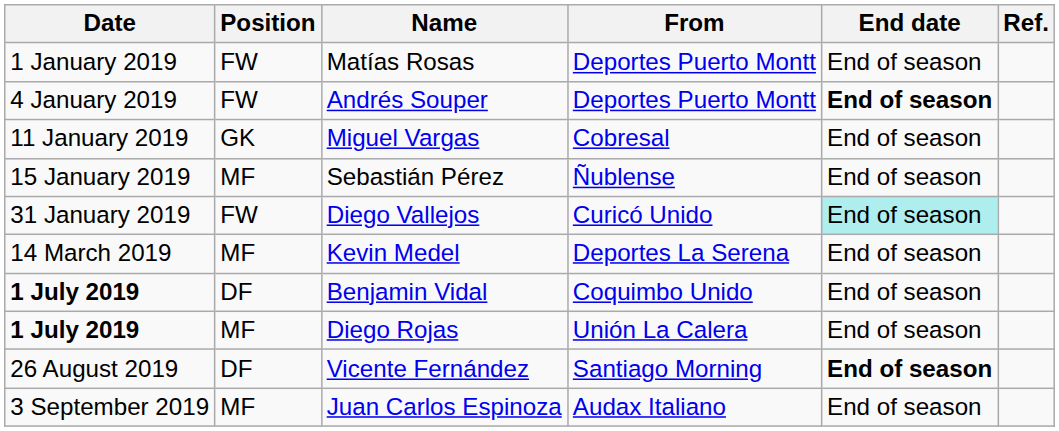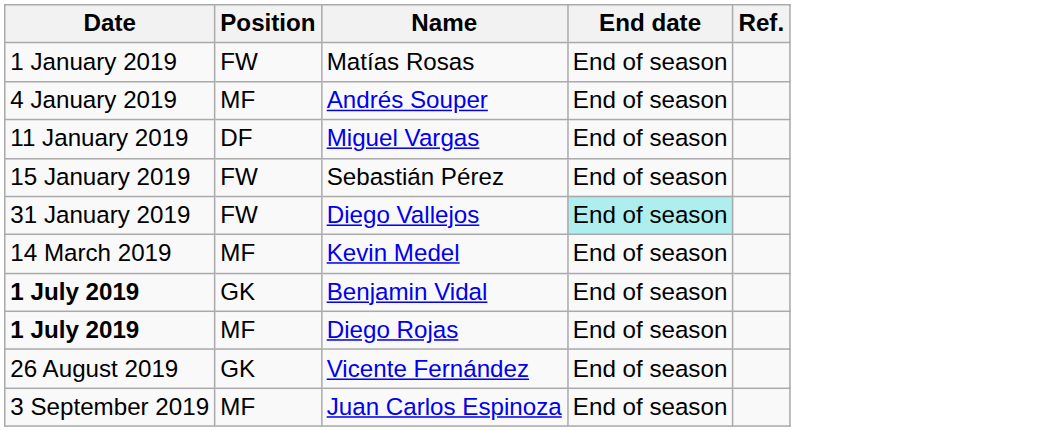- column: (694, 23)
(239, 100) FW -> (238, 100) MF
(910, 100) bold -> (650, 100) normal
(238, 138) GK -> (236, 138) DF
(238, 176) MF -> (239, 176) FW
(236, 291) DF -> (238, 291) GK
(236, 368) DF -> (238, 368) GK
(910, 368) bold -> (650, 368) normal
